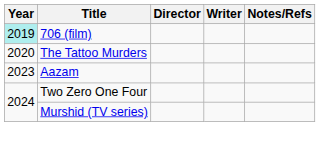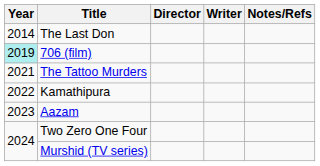+ row: (77, 33)
(21, 53) 2020 -> (21, 72) 2021
+ row: (75, 92)
